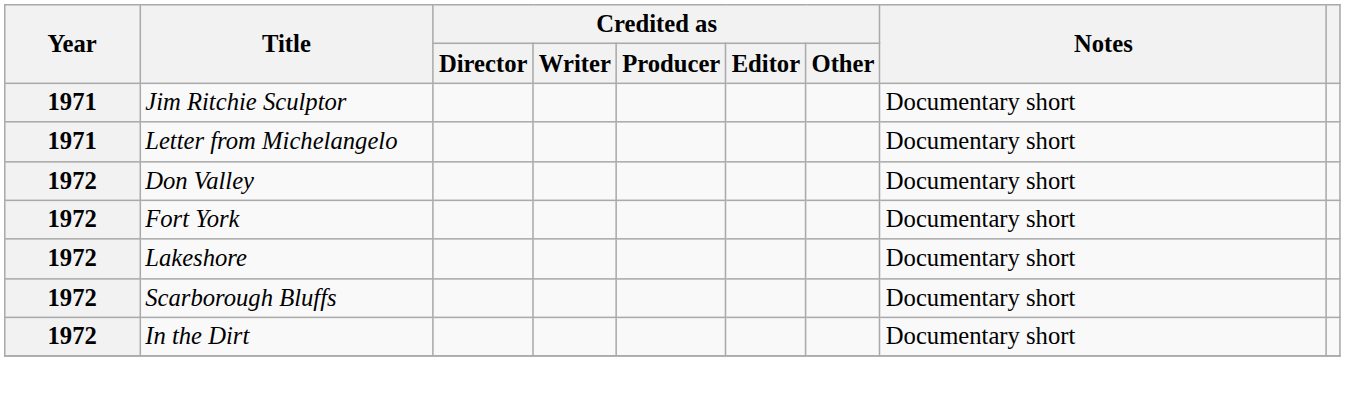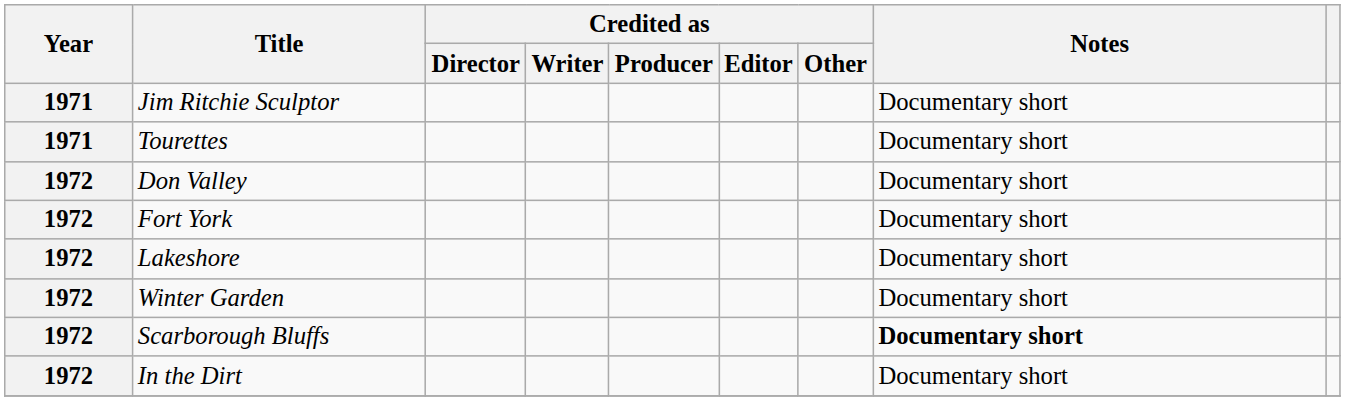- row: (271, 141)
+ row: (183, 141)
+ row: (211, 297)
(981, 297) normal -> (981, 336) bold
